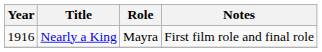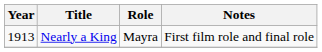(21, 36) 1916 -> (21, 36) 1913
